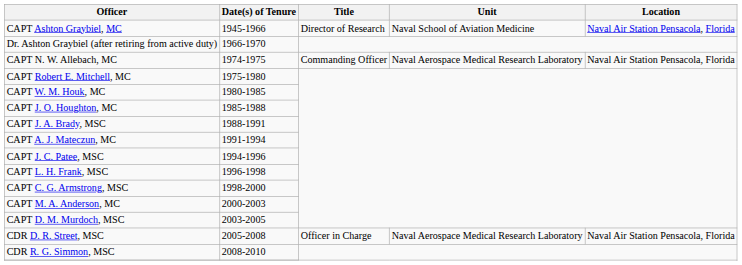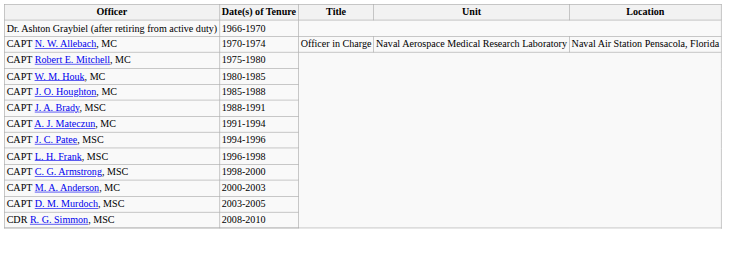- row: (64, 28)
+ row: (62, 44)
- row: (62, 60)
- row: (55, 236)
